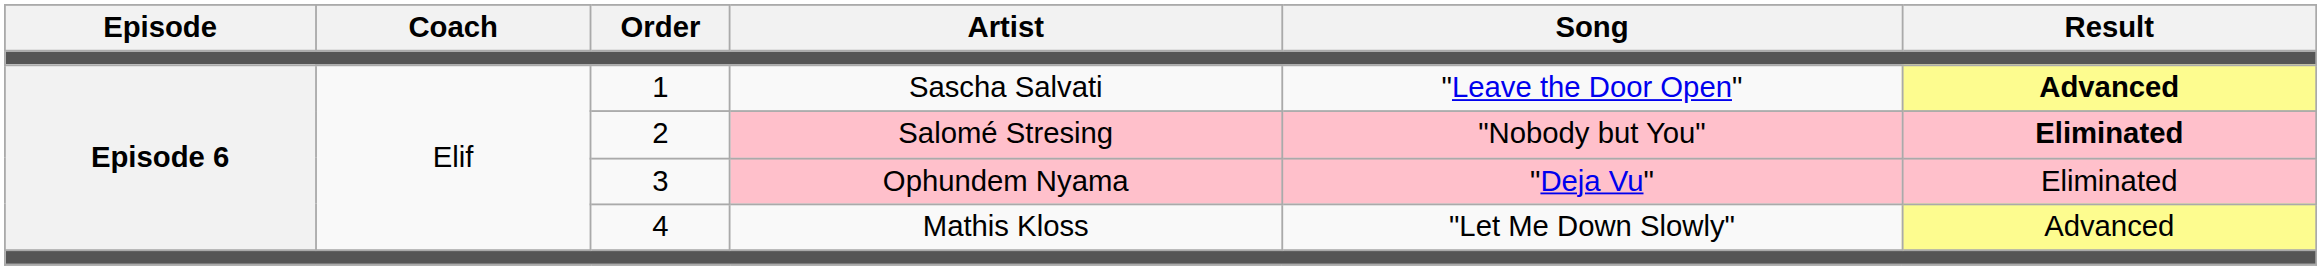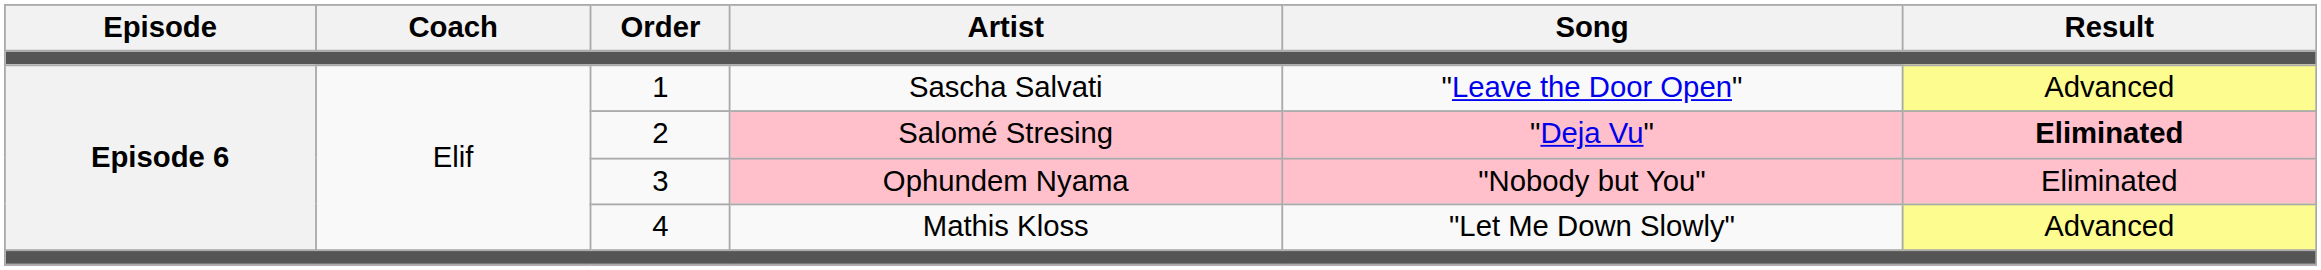(2109, 87) bold -> (2109, 87) normal
(1592, 134) "Nobody but You" -> (1592, 134) "Deja Vu"
(1592, 180) "Deja Vu" -> (1592, 180) "Nobody but You"
